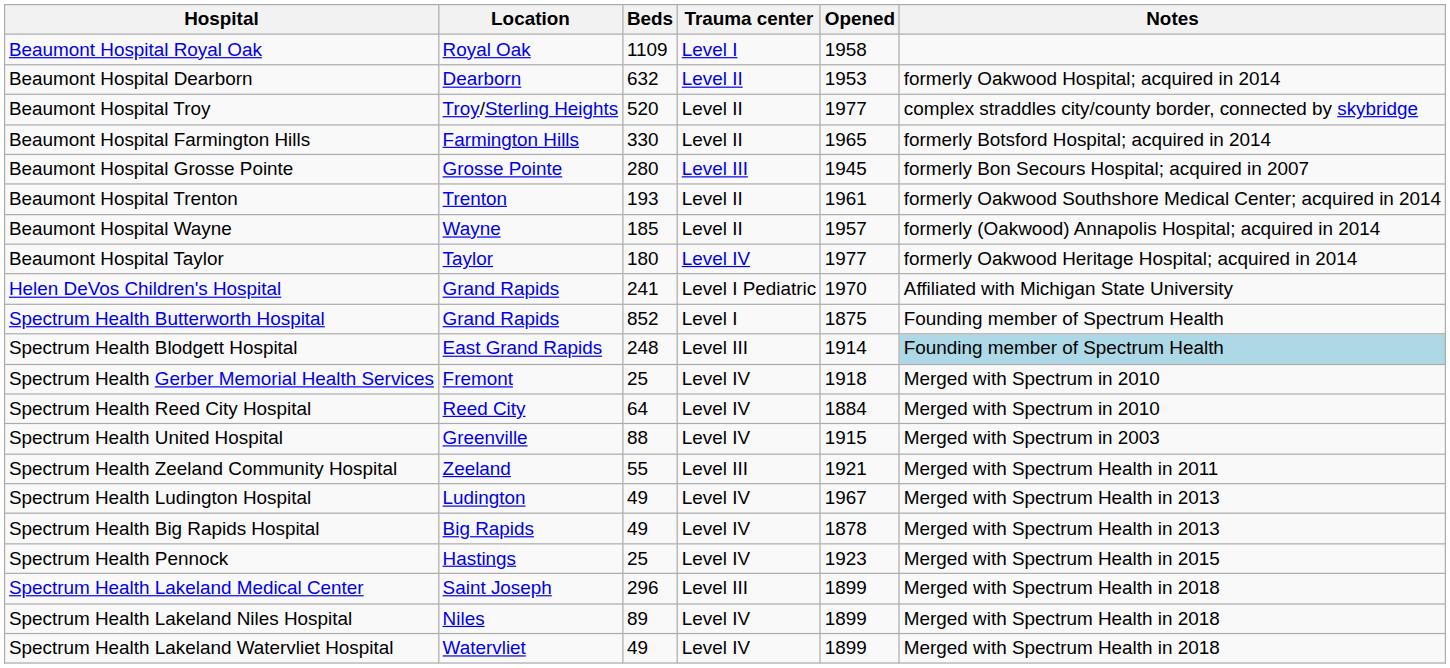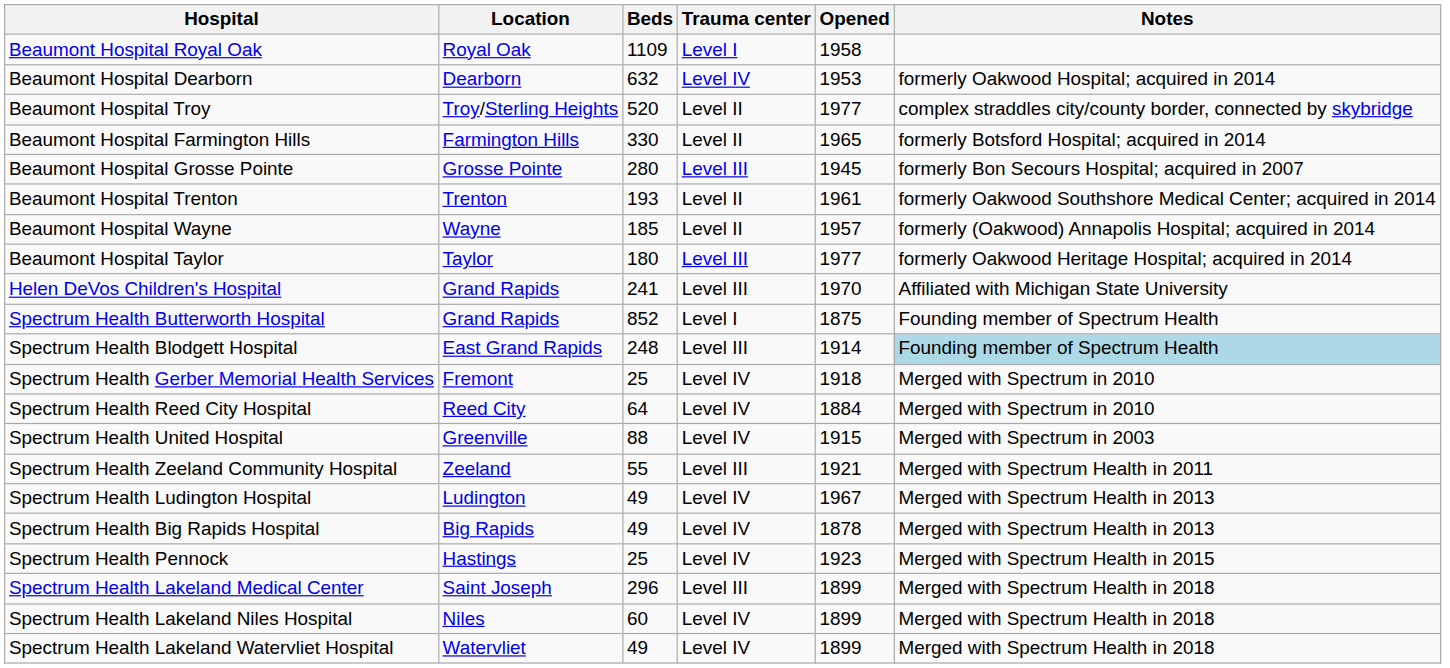(712, 79) Level II -> (716, 79) Level IV
(716, 259) Level IV -> (715, 259) Level III
(749, 288) Level I Pediatric -> (715, 288) Level III
(637, 618) 89 -> (637, 618) 60
